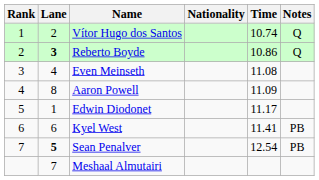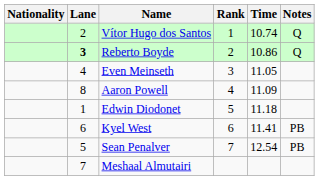columns swapped: (21, 14) <-> (216, 14)
(264, 71) 11.08 -> (264, 71) 11.05
(264, 109) 11.17 -> (264, 109) 11.18
(54, 147) bold -> (83, 147) normal
